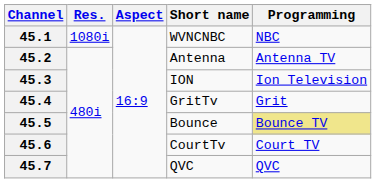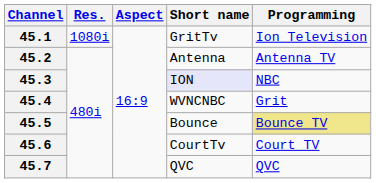(198, 37) WVNCNBC -> (194, 37) GritTv
(268, 37) NBC -> (311, 37) Ion Television
(182, 80) no background -> (182, 80) lavender background
(311, 80) Ion Television -> (268, 80) NBC
(194, 102) GritTv -> (198, 102) WVNCNBC
